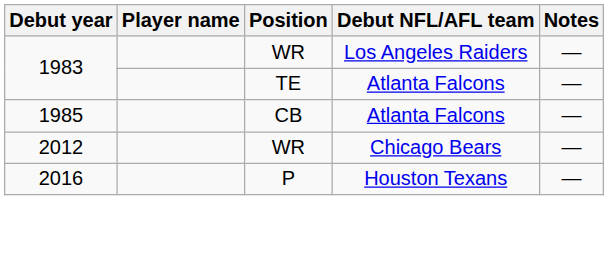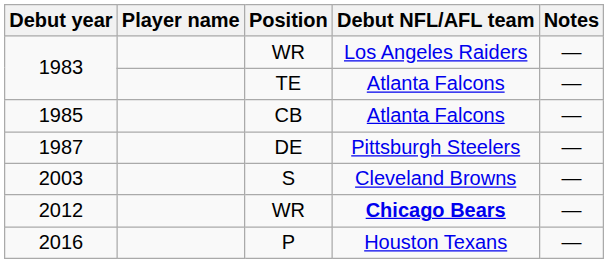+ row: (61, 147)
+ row: (61, 178)
(436, 147) normal -> (436, 210) bold
